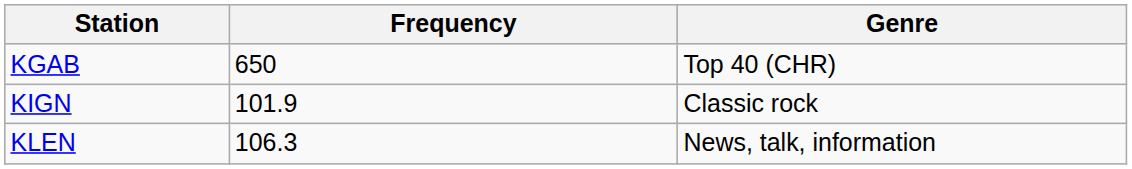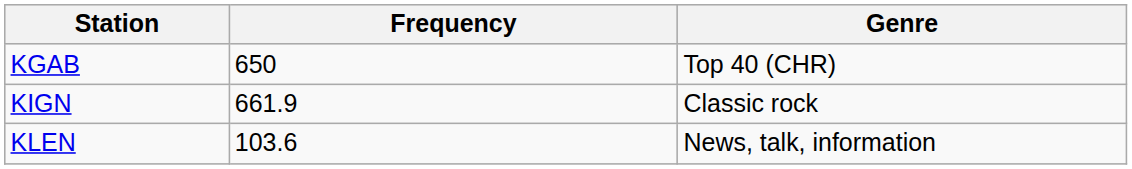(266, 103) 101.9 -> (266, 103) 661.9
(266, 143) 106.3 -> (266, 143) 103.6
